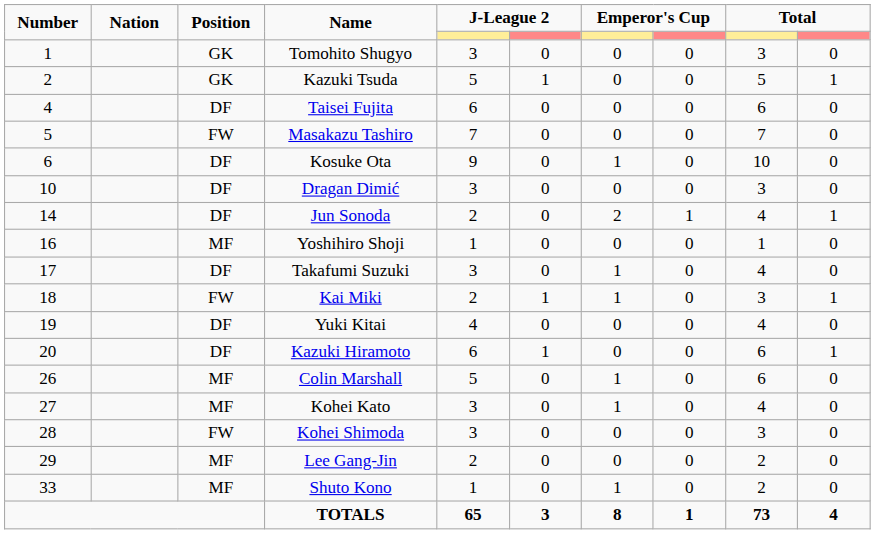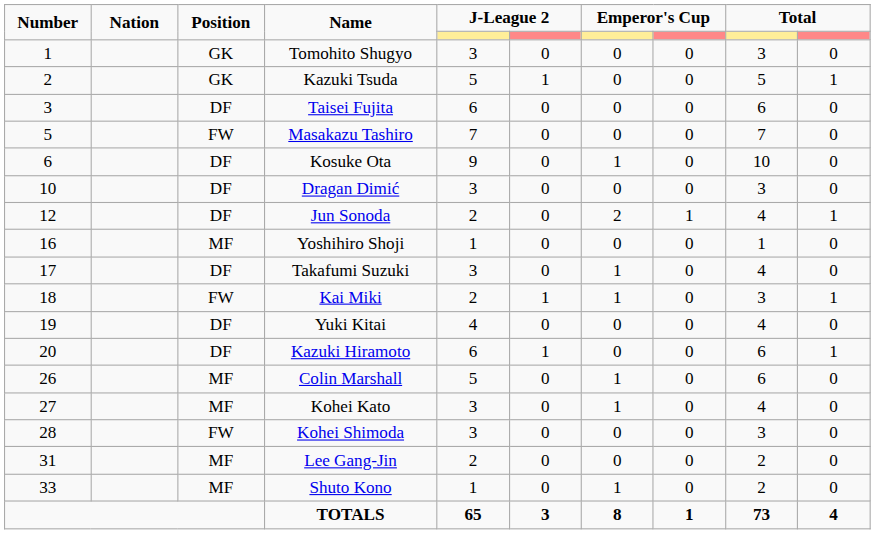(48, 107) 4 -> (48, 107) 3
(48, 216) 14 -> (48, 216) 12
(48, 460) 29 -> (48, 460) 31
